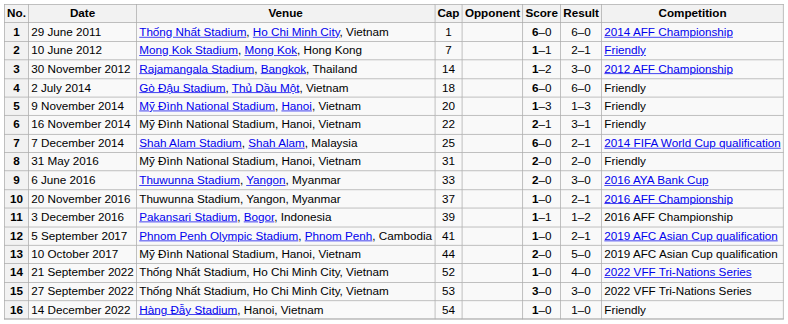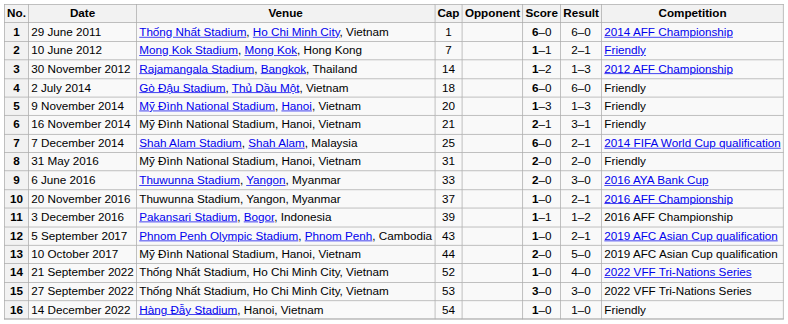(581, 69) 3–0 -> (581, 69) 1–3
(448, 124) 22 -> (448, 124) 21
(448, 236) 41 -> (448, 236) 43
